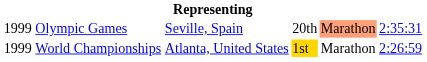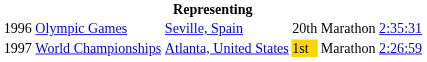(18, 28) 1999 -> (18, 28) 1996
(348, 28) lightsalmon background -> (348, 28) no background
(18, 48) 1999 -> (18, 48) 1997
